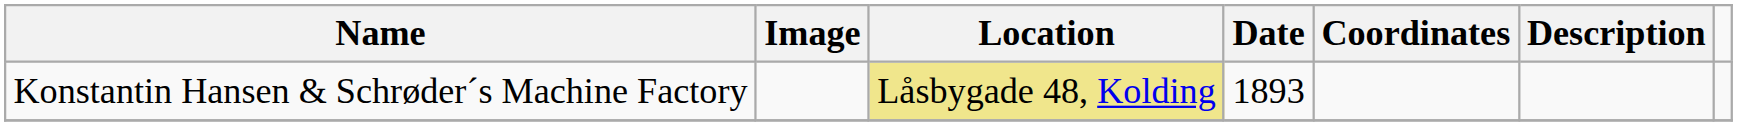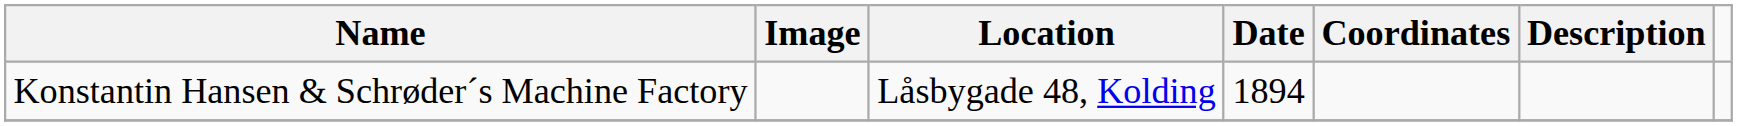(1047, 90) khaki background -> (1047, 90) no background
(1269, 90) 1893 -> (1269, 90) 1894
